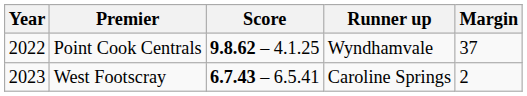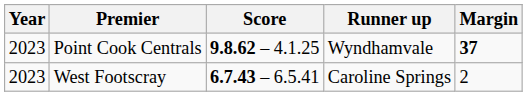(27, 47) 2022 -> (27, 47) 2023
(469, 47) normal -> (469, 47) bold
